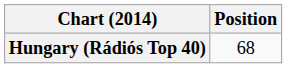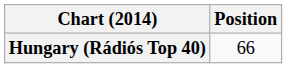(246, 47) 68 -> (246, 47) 66
